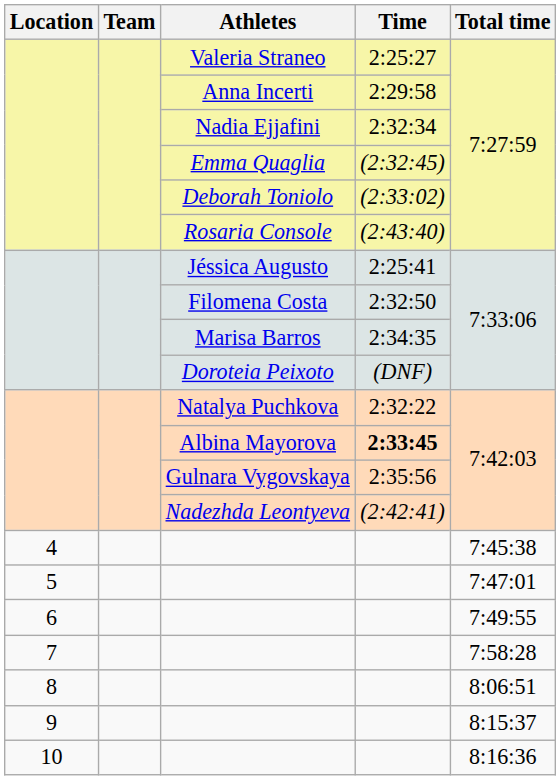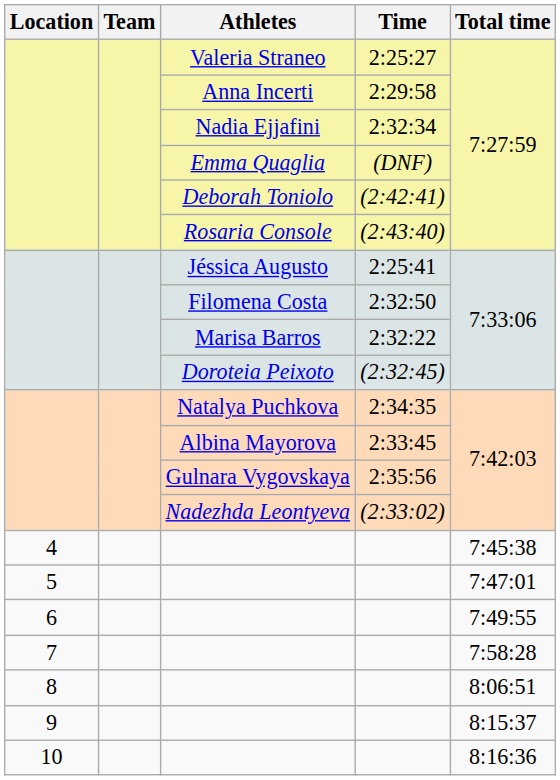(403, 162) (2:32:45) -> (403, 162) (DNF)
(403, 197) (2:33:02) -> (403, 197) (2:42:41)
(403, 337) 2:34:35 -> (403, 337) 2:32:22
(403, 372) (DNF) -> (403, 372) (2:32:45)
(403, 407) 2:32:22 -> (403, 407) 2:34:35
(403, 442) bold -> (403, 442) normal
(403, 512) (2:42:41) -> (403, 512) (2:33:02)
